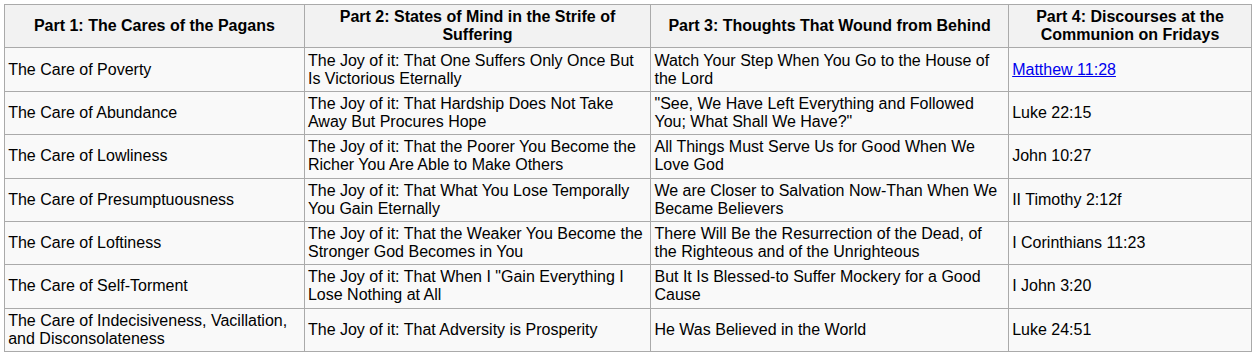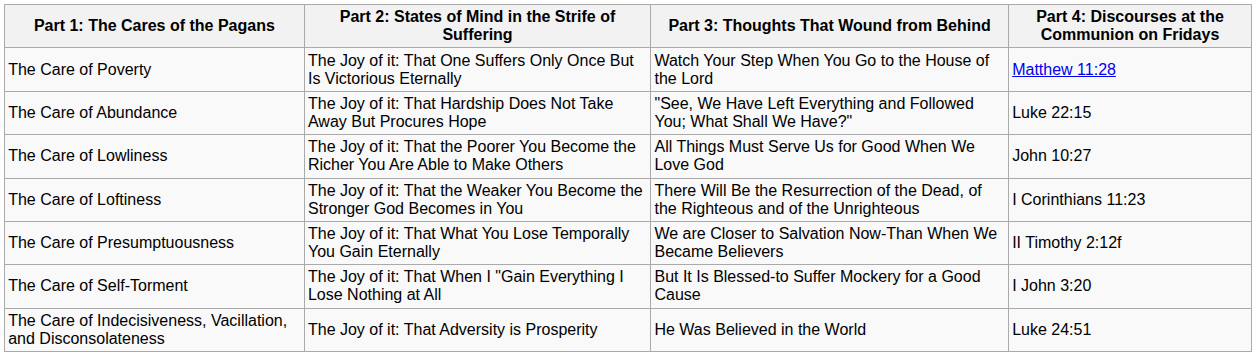rows swapped: (85, 243) <-> (121, 199)
